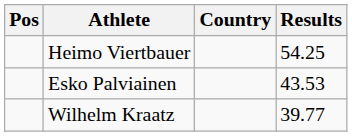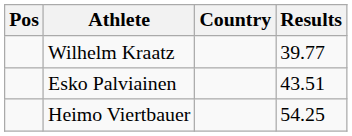rows swapped: (119, 51) <-> (111, 114)
(303, 83) 43.53 -> (303, 83) 43.51
